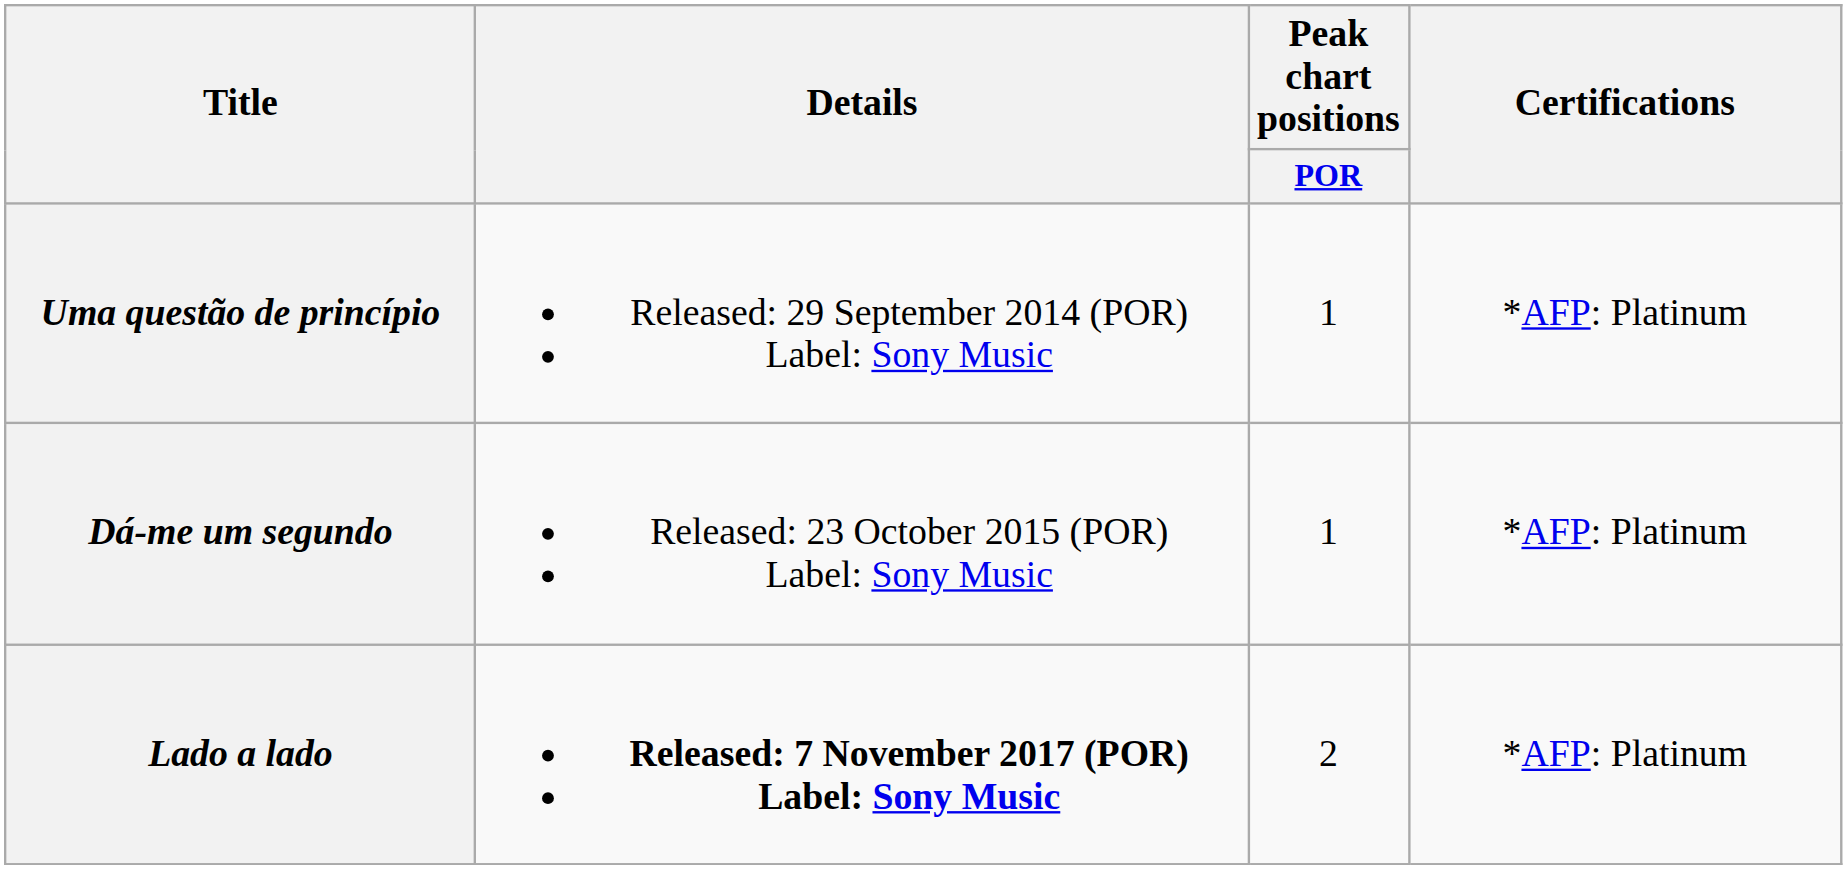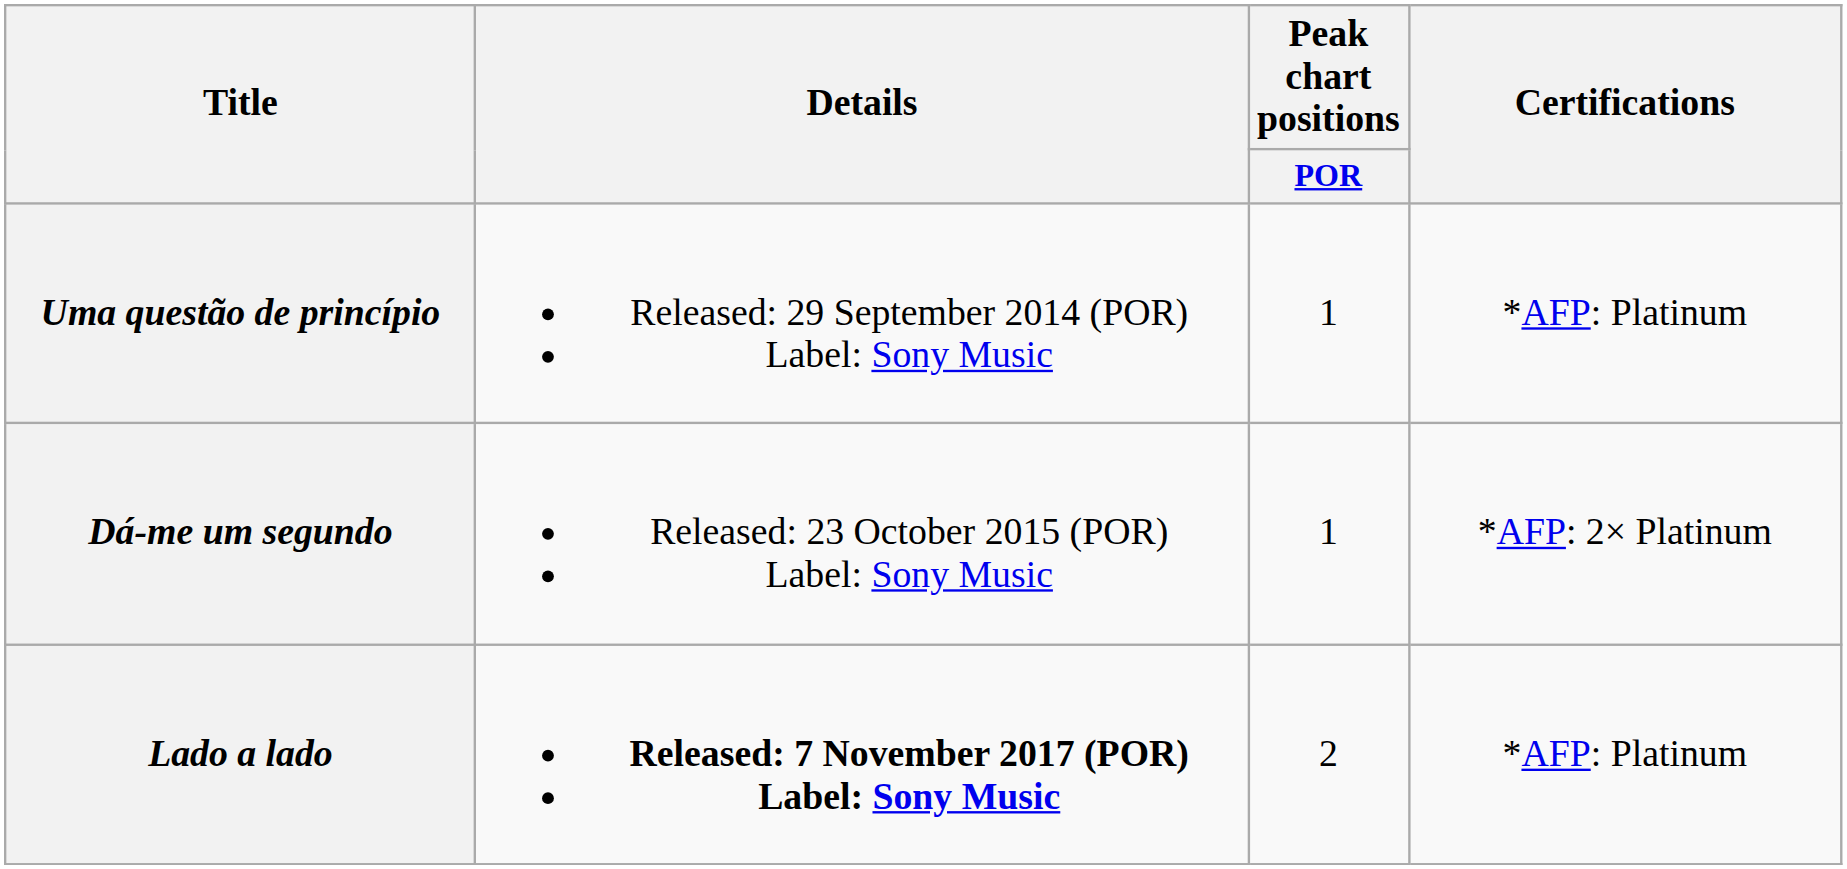(1625, 532) *AFP: Platinum -> (1625, 532) *AFP: 2× Platinum
